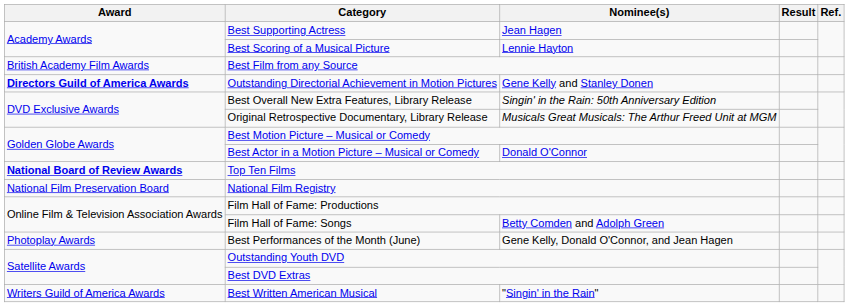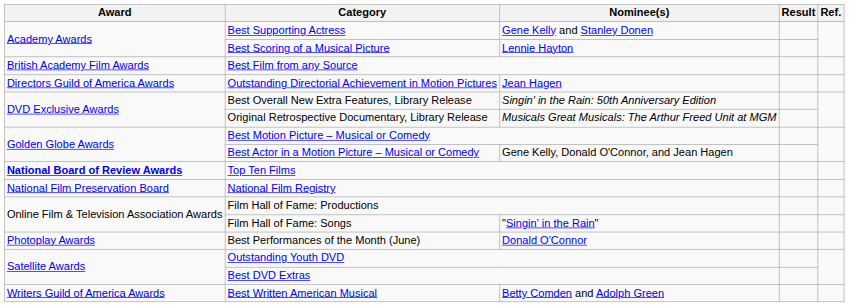(532, 30) Jean Hagen -> (578, 30) Gene Kelly and Stanley Donen
(98, 83) bold -> (91, 83) normal
(578, 83) Gene Kelly and Stanley Donen -> (532, 83) Jean Hagen
(545, 153) Donald O'Connor -> (617, 153) Gene Kelly, Donald O'Connor, and Jean Hagen
(583, 223) Betty Comden and Adolph Green -> (550, 223) "Singin' in the Rain"
(617, 240) Gene Kelly, Donald O'Connor, and Jean Hagen -> (545, 240) Donald O'Connor
(550, 293) "Singin' in the Rain" -> (583, 293) Betty Comden and Adolph Green
